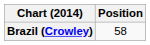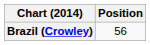(120, 31) 58 -> (120, 31) 56
